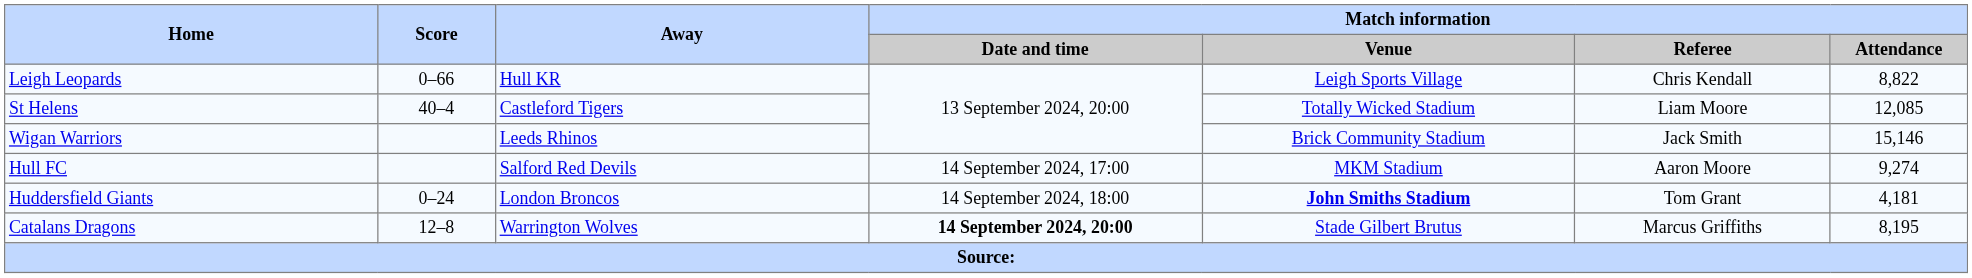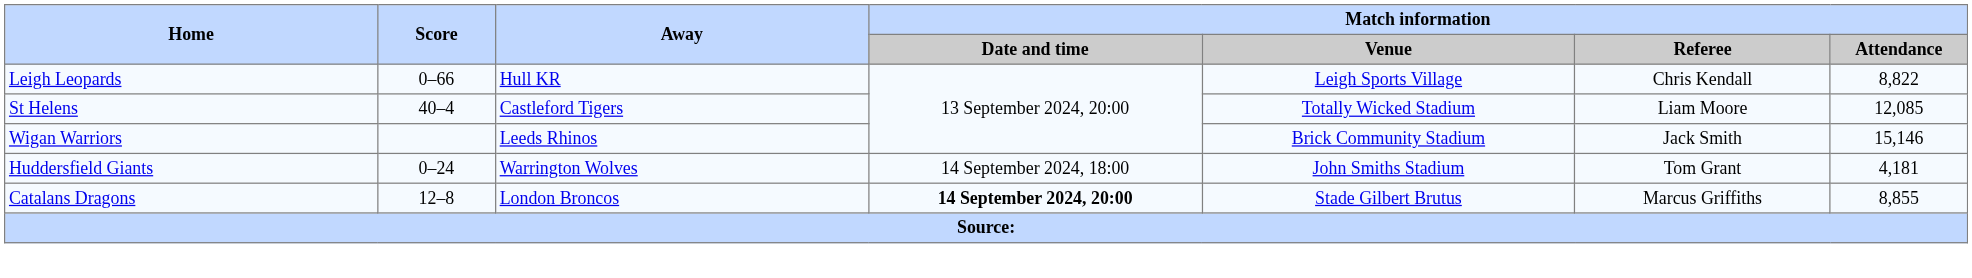- row: (38, 168)
(559, 197) London Broncos -> (569, 168) Warrington Wolves
(1388, 197) bold -> (1388, 168) normal
(569, 227) Warrington Wolves -> (559, 197) London Broncos
(1899, 227) 8,195 -> (1899, 197) 8,855
